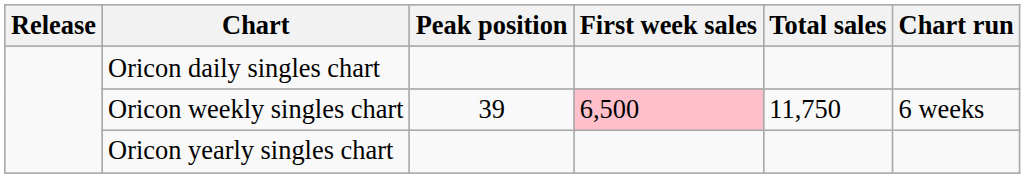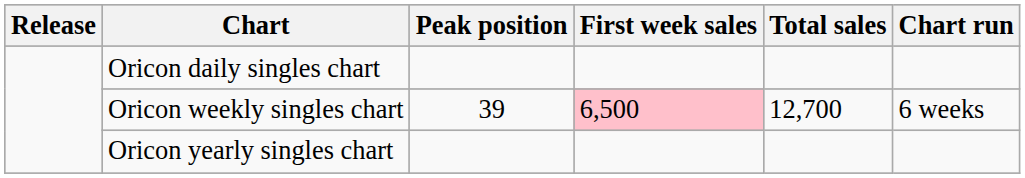(805, 109) 11,750 -> (806, 109) 12,700
